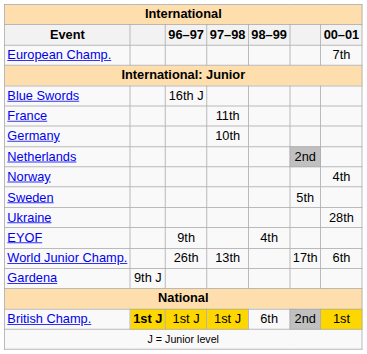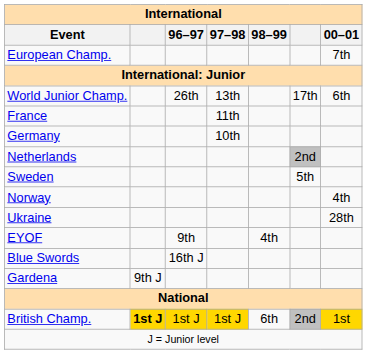rows swapped: (67, 258) <-> (43, 95)
rows swapped: (29, 177) <-> (30, 197)
